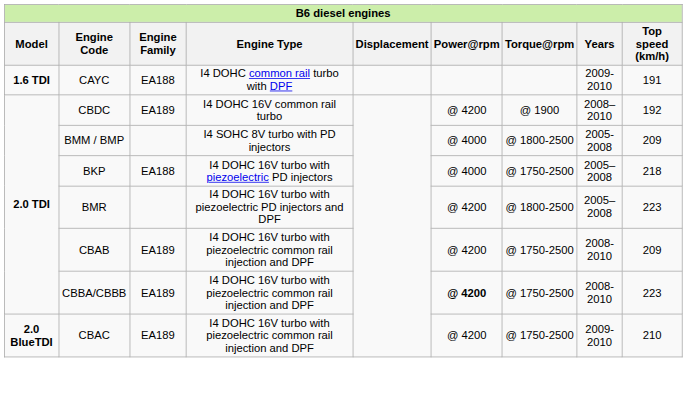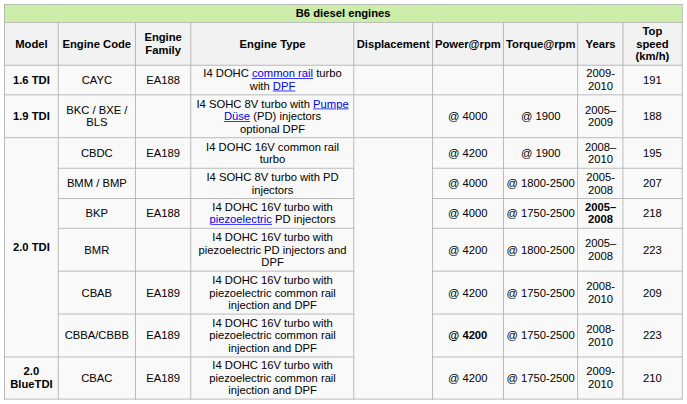+ row: (97, 117)
(652, 111) 192 -> (652, 153) 195
(652, 141) 209 -> (652, 183) 207
(600, 171) normal -> (601, 214) bold
